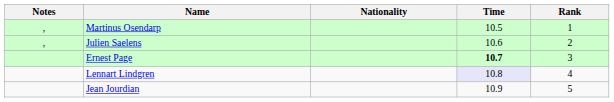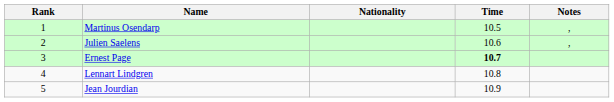columns swapped: (570, 12) <-> (44, 12)
(494, 74) lavender background -> (492, 74) no background
